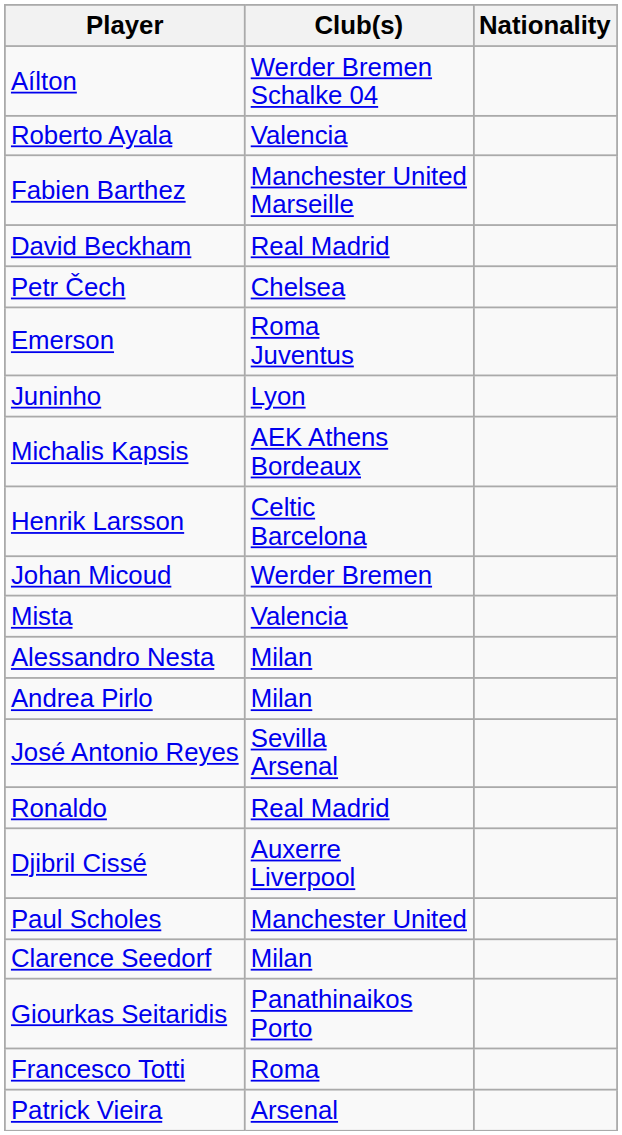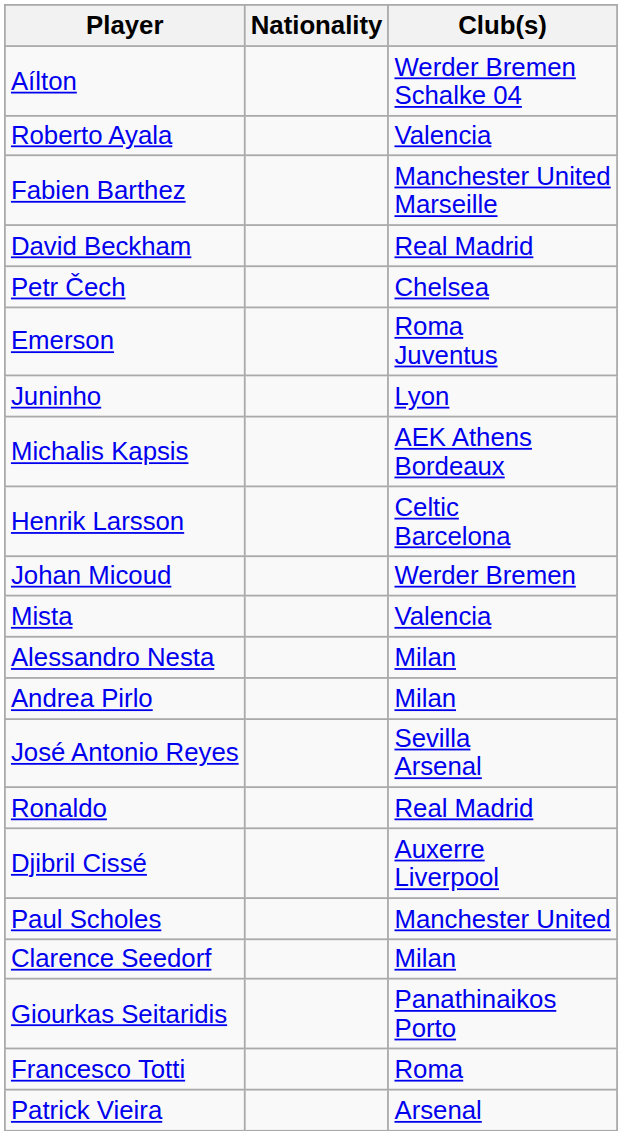columns swapped: (545, 26) <-> (359, 26)
